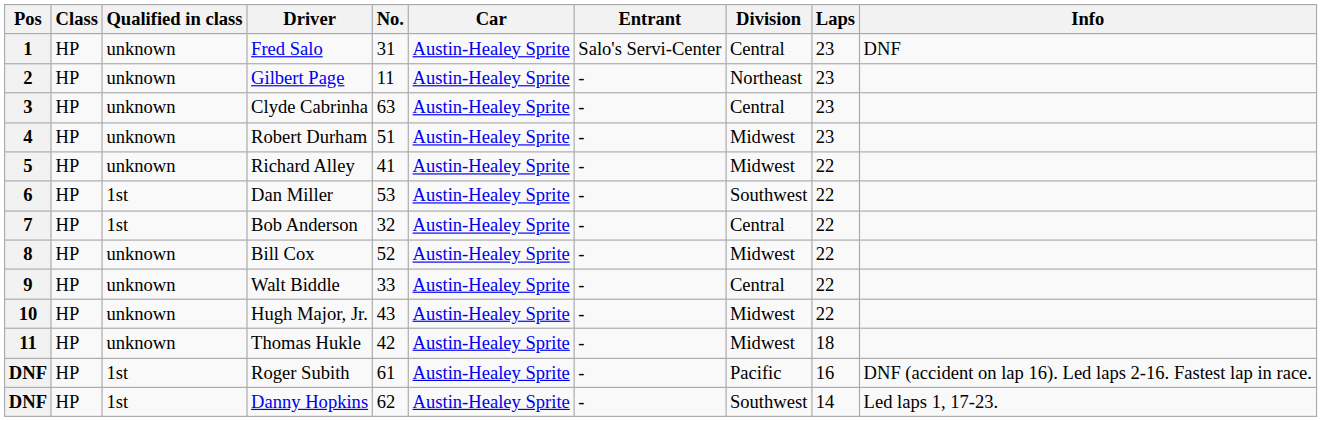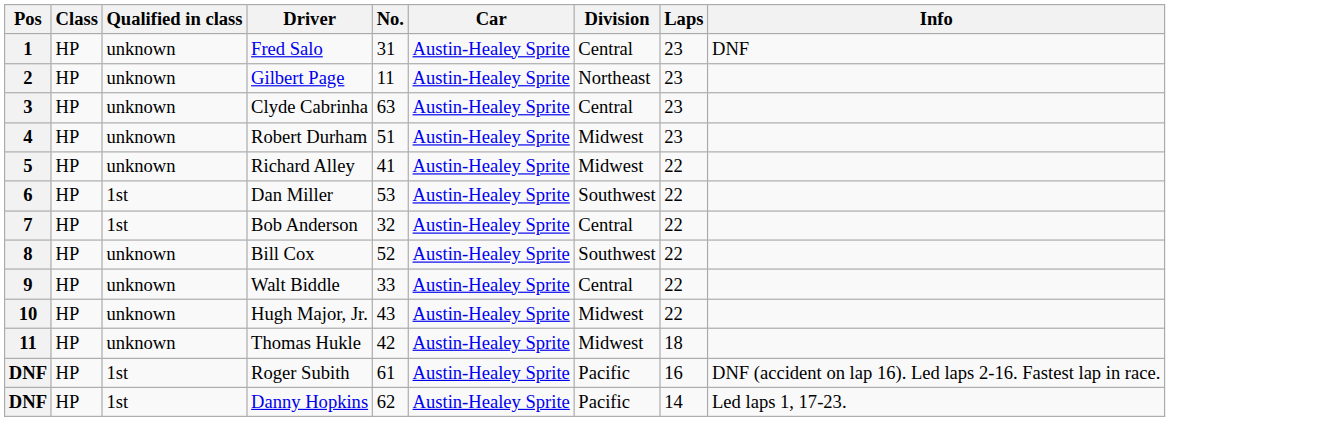- column: (650, 19)
(762, 254) Midwest -> (617, 254) Southwest
(769, 401) Southwest -> (604, 401) Pacific
